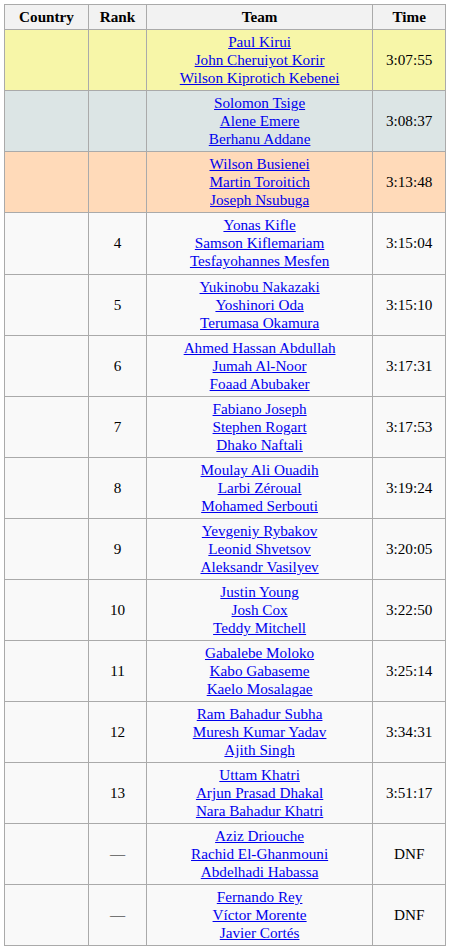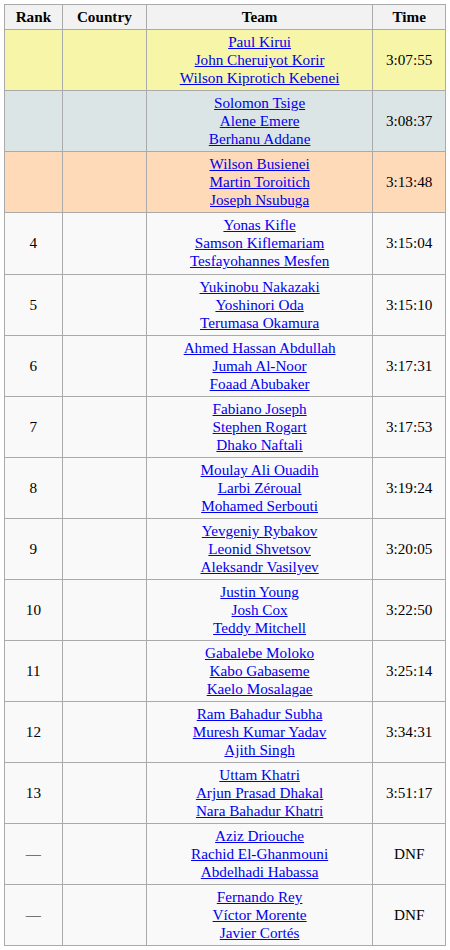columns swapped: (117, 17) <-> (47, 17)
